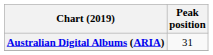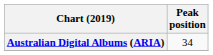(187, 42) 31 -> (187, 42) 34
